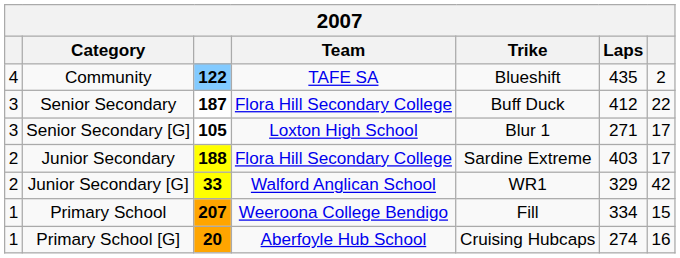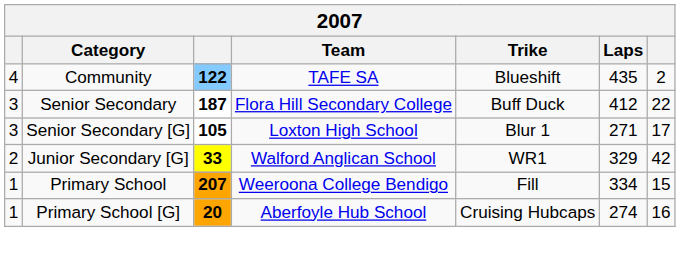- row: (108, 158)
